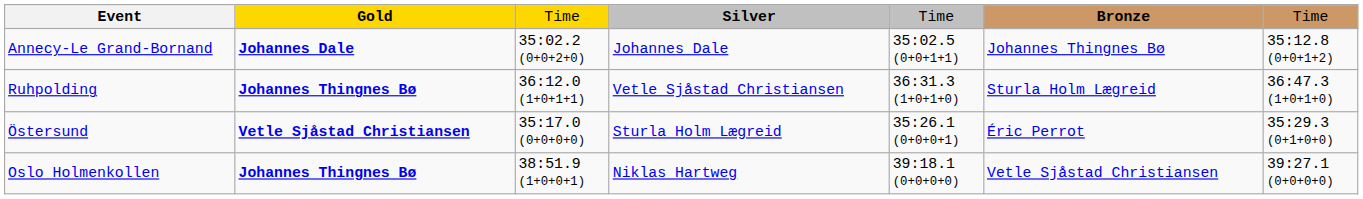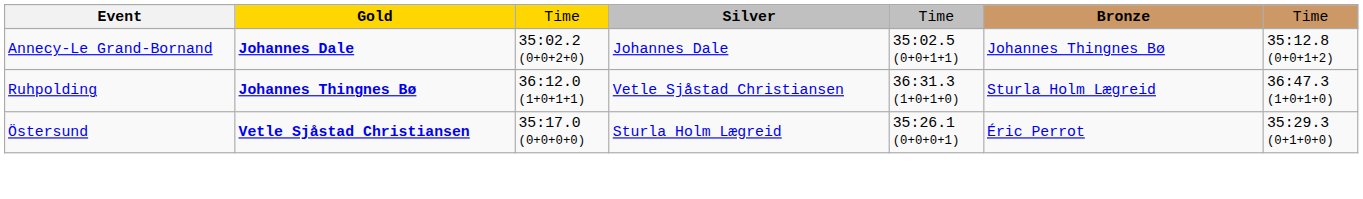- row: (84, 173)
